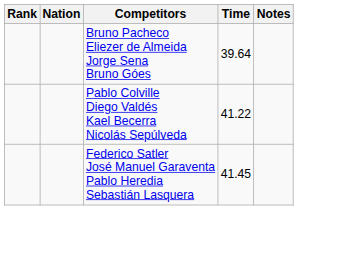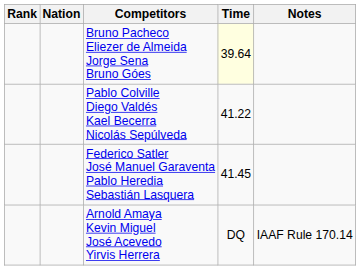(236, 53) no background -> (236, 53) lightyellow background
+ row: (124, 234)
